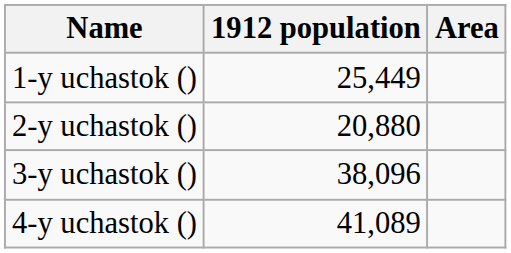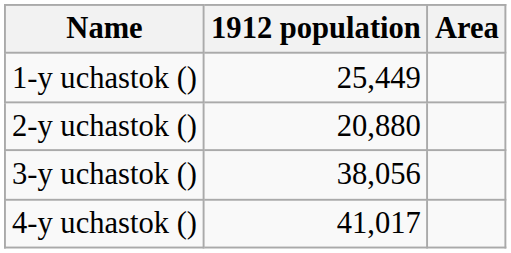(379, 174) 38,096 -> (379, 174) 38,056
(379, 222) 41,089 -> (379, 222) 41,017
